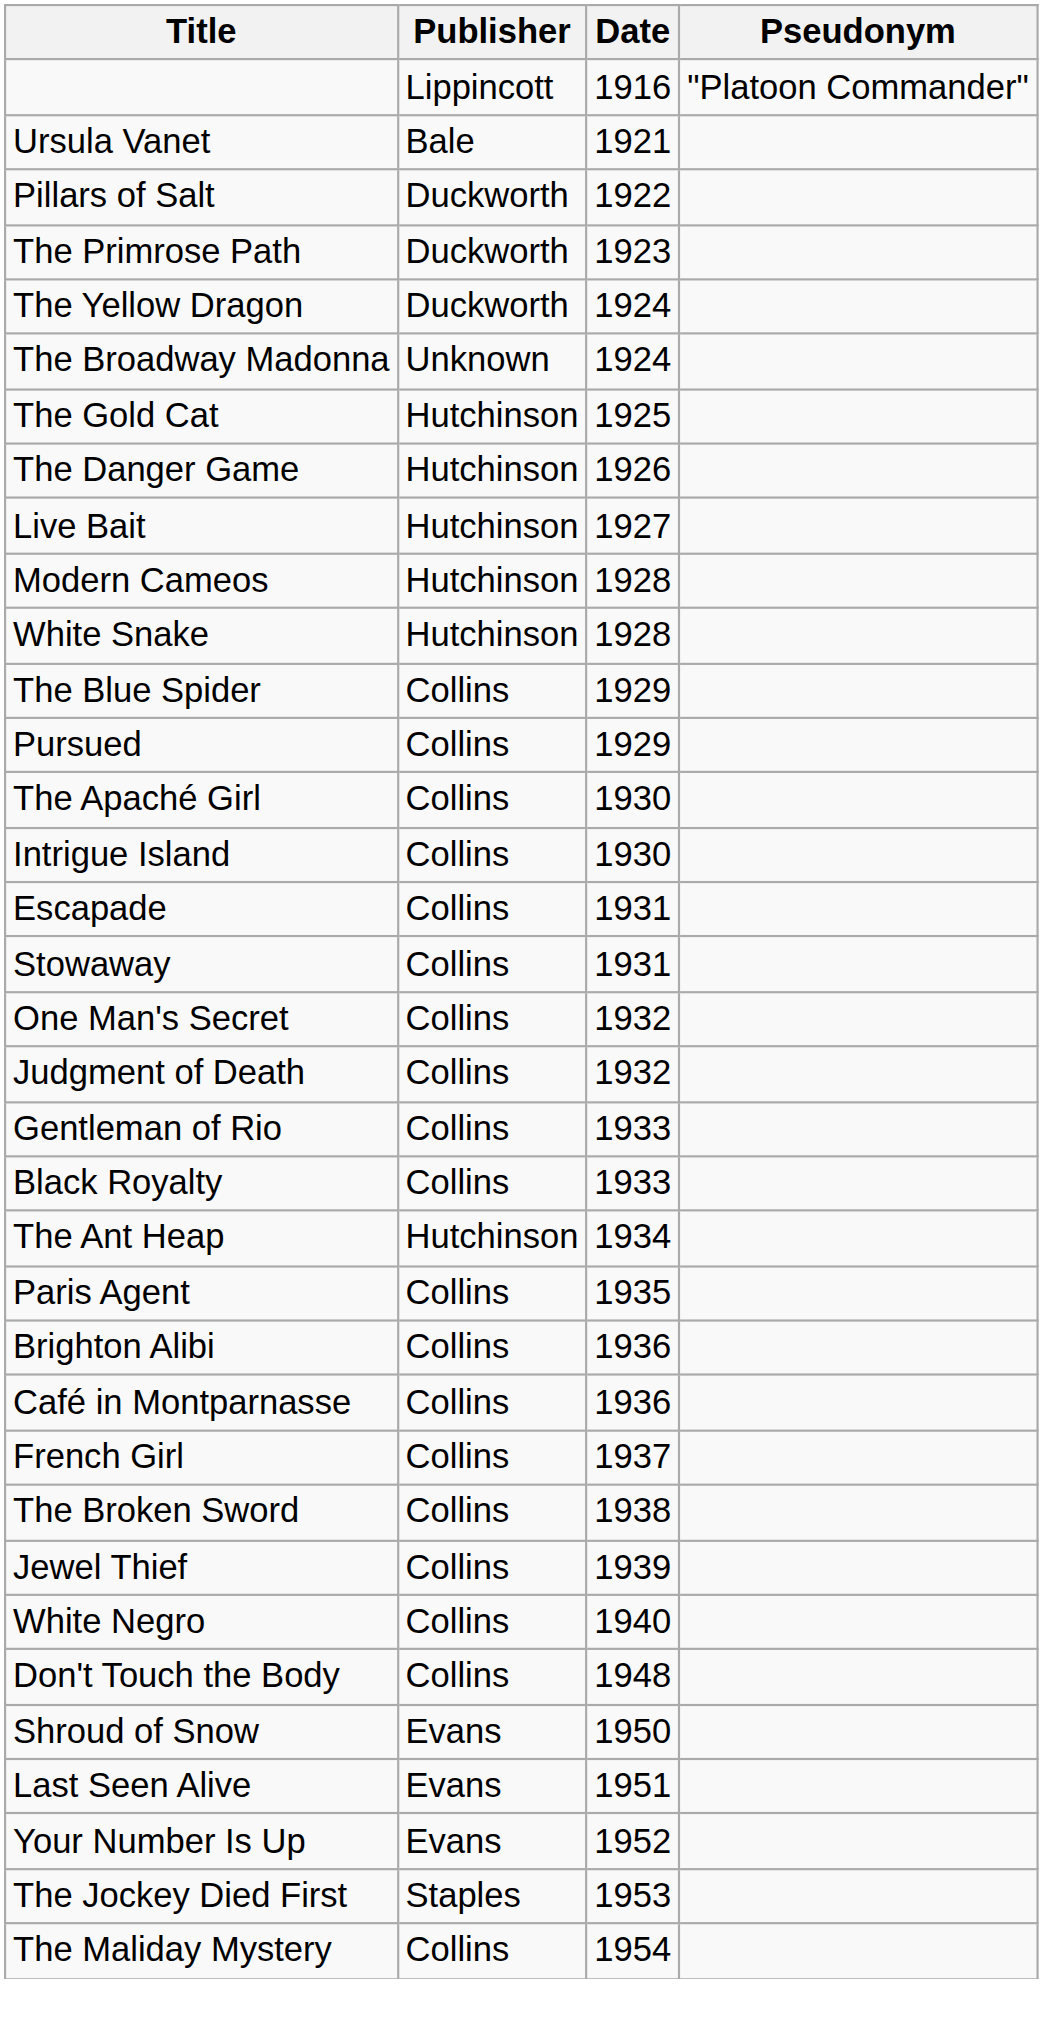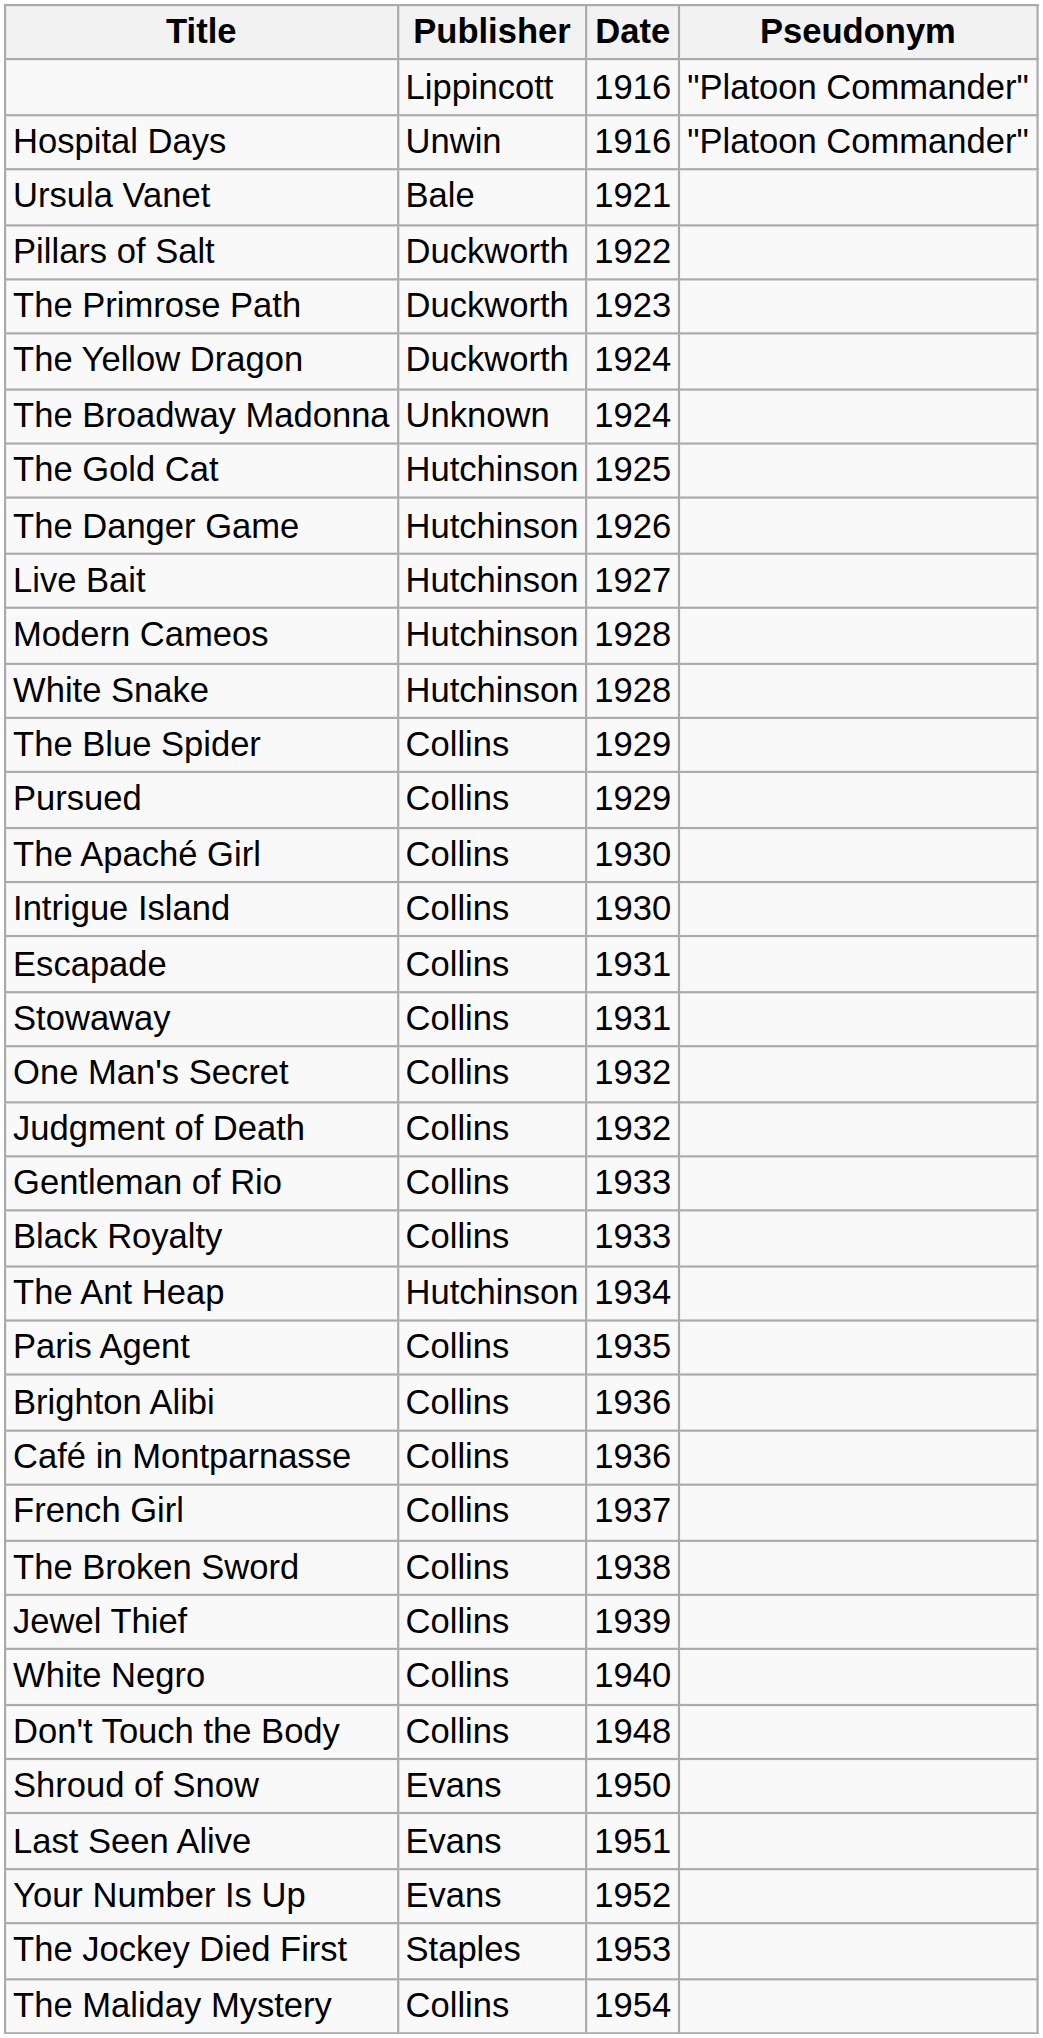+ row: (120, 141)
